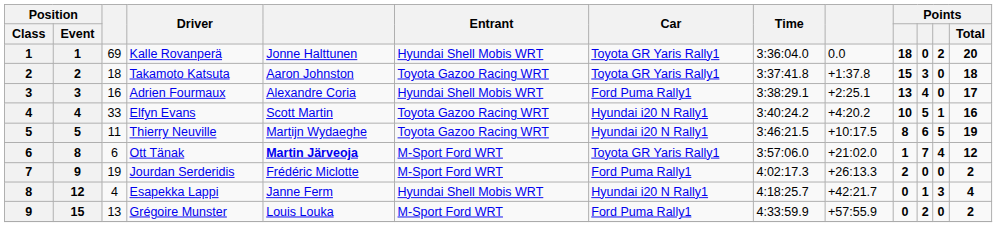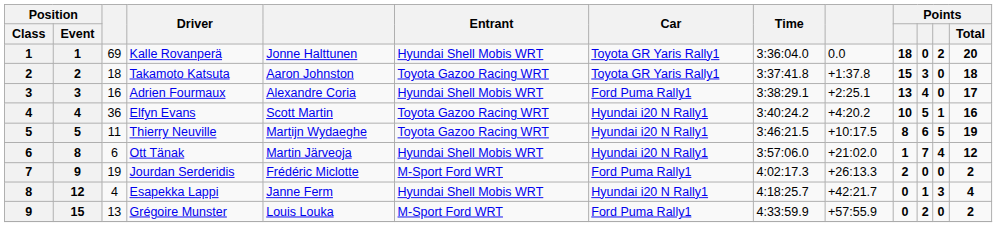(114, 113) 33 -> (114, 113) 36
(312, 152) bold -> (309, 152) normal
(450, 152) M-Sport Ford WRT -> (470, 152) Hyundai Shell Mobis WRT
(655, 152) Toyota GR Yaris Rally1 -> (650, 152) Hyundai i20 N Rally1
